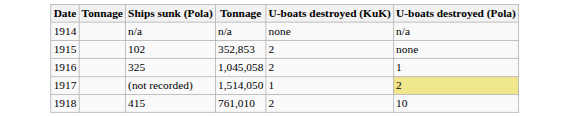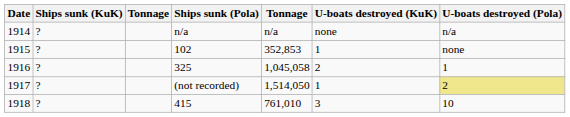+ column: (79, 13)
(271, 49) 2 -> (318, 49) 1
(271, 103) 2 -> (318, 103) 3
